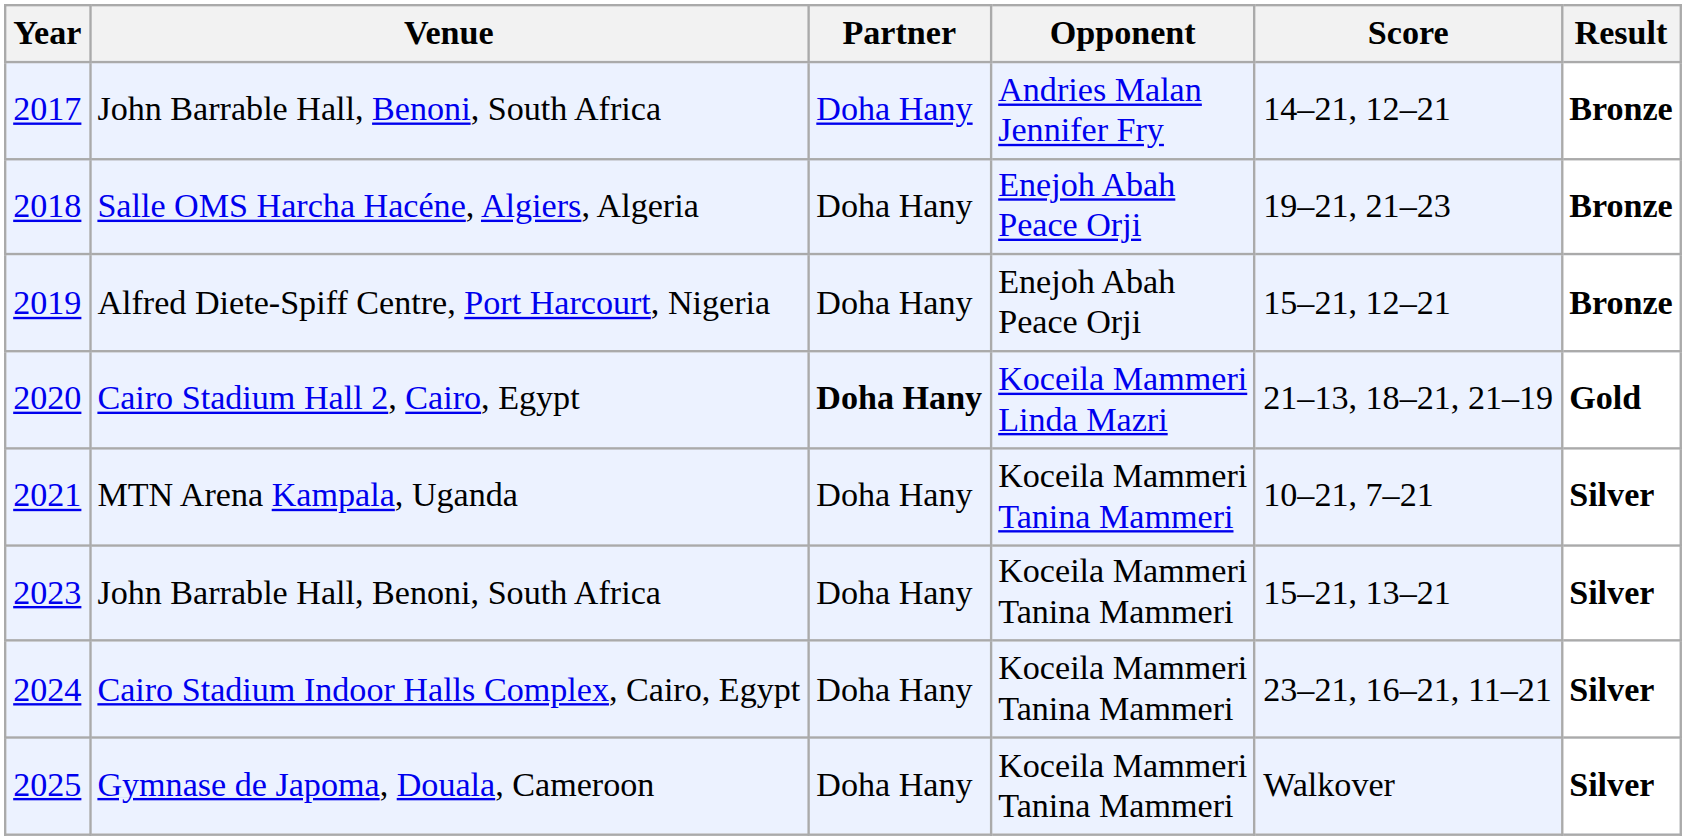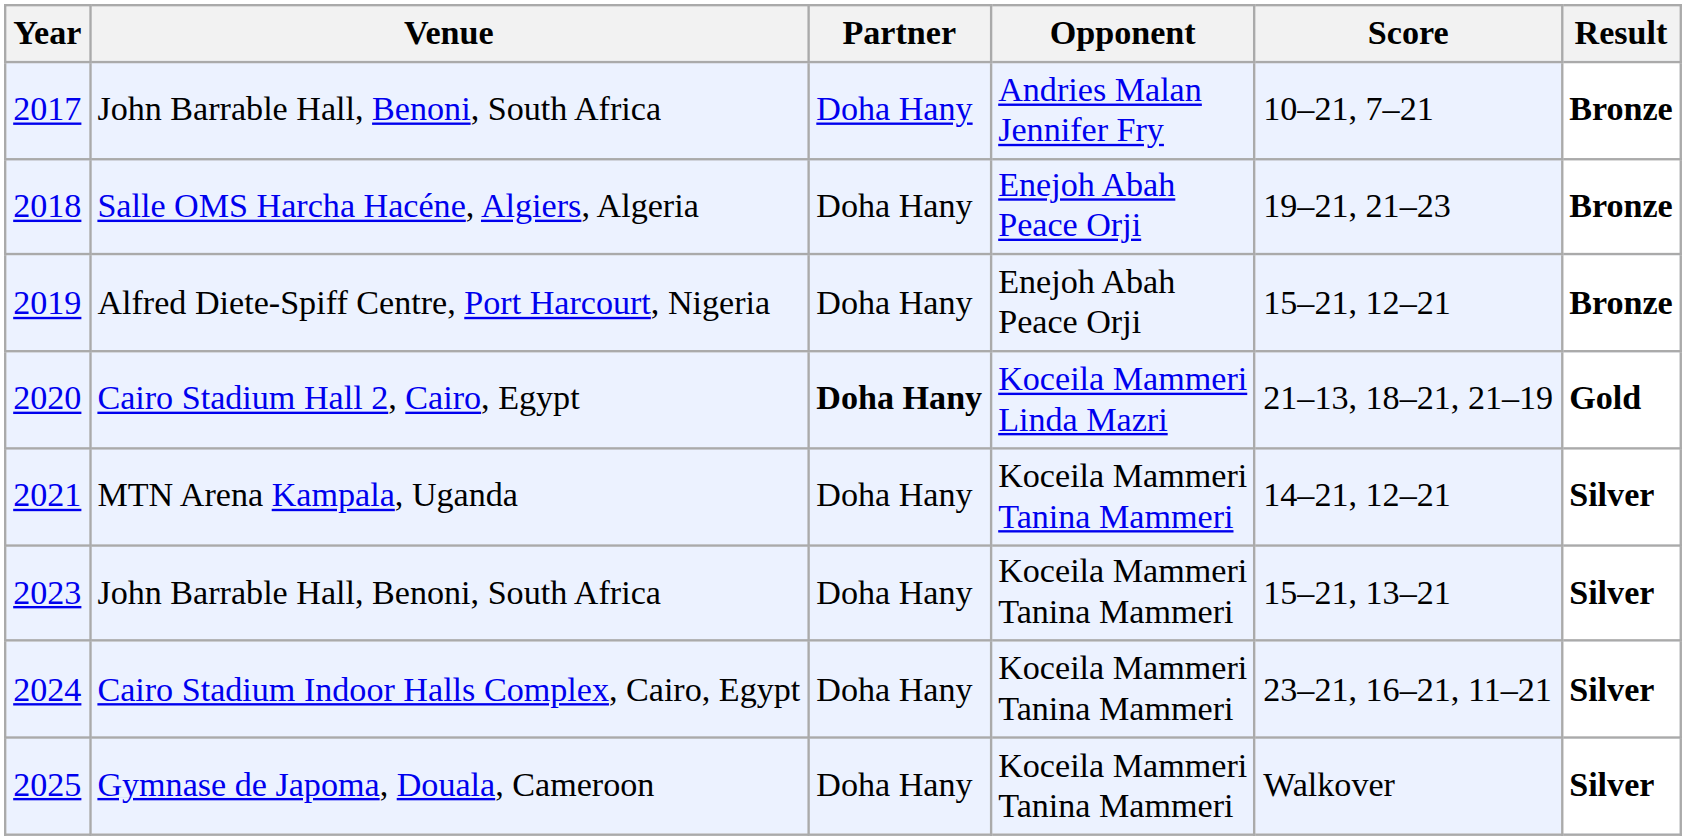(1357, 109) 14–21, 12–21 -> (1349, 109) 10–21, 7–21
(1349, 495) 10–21, 7–21 -> (1357, 495) 14–21, 12–21
